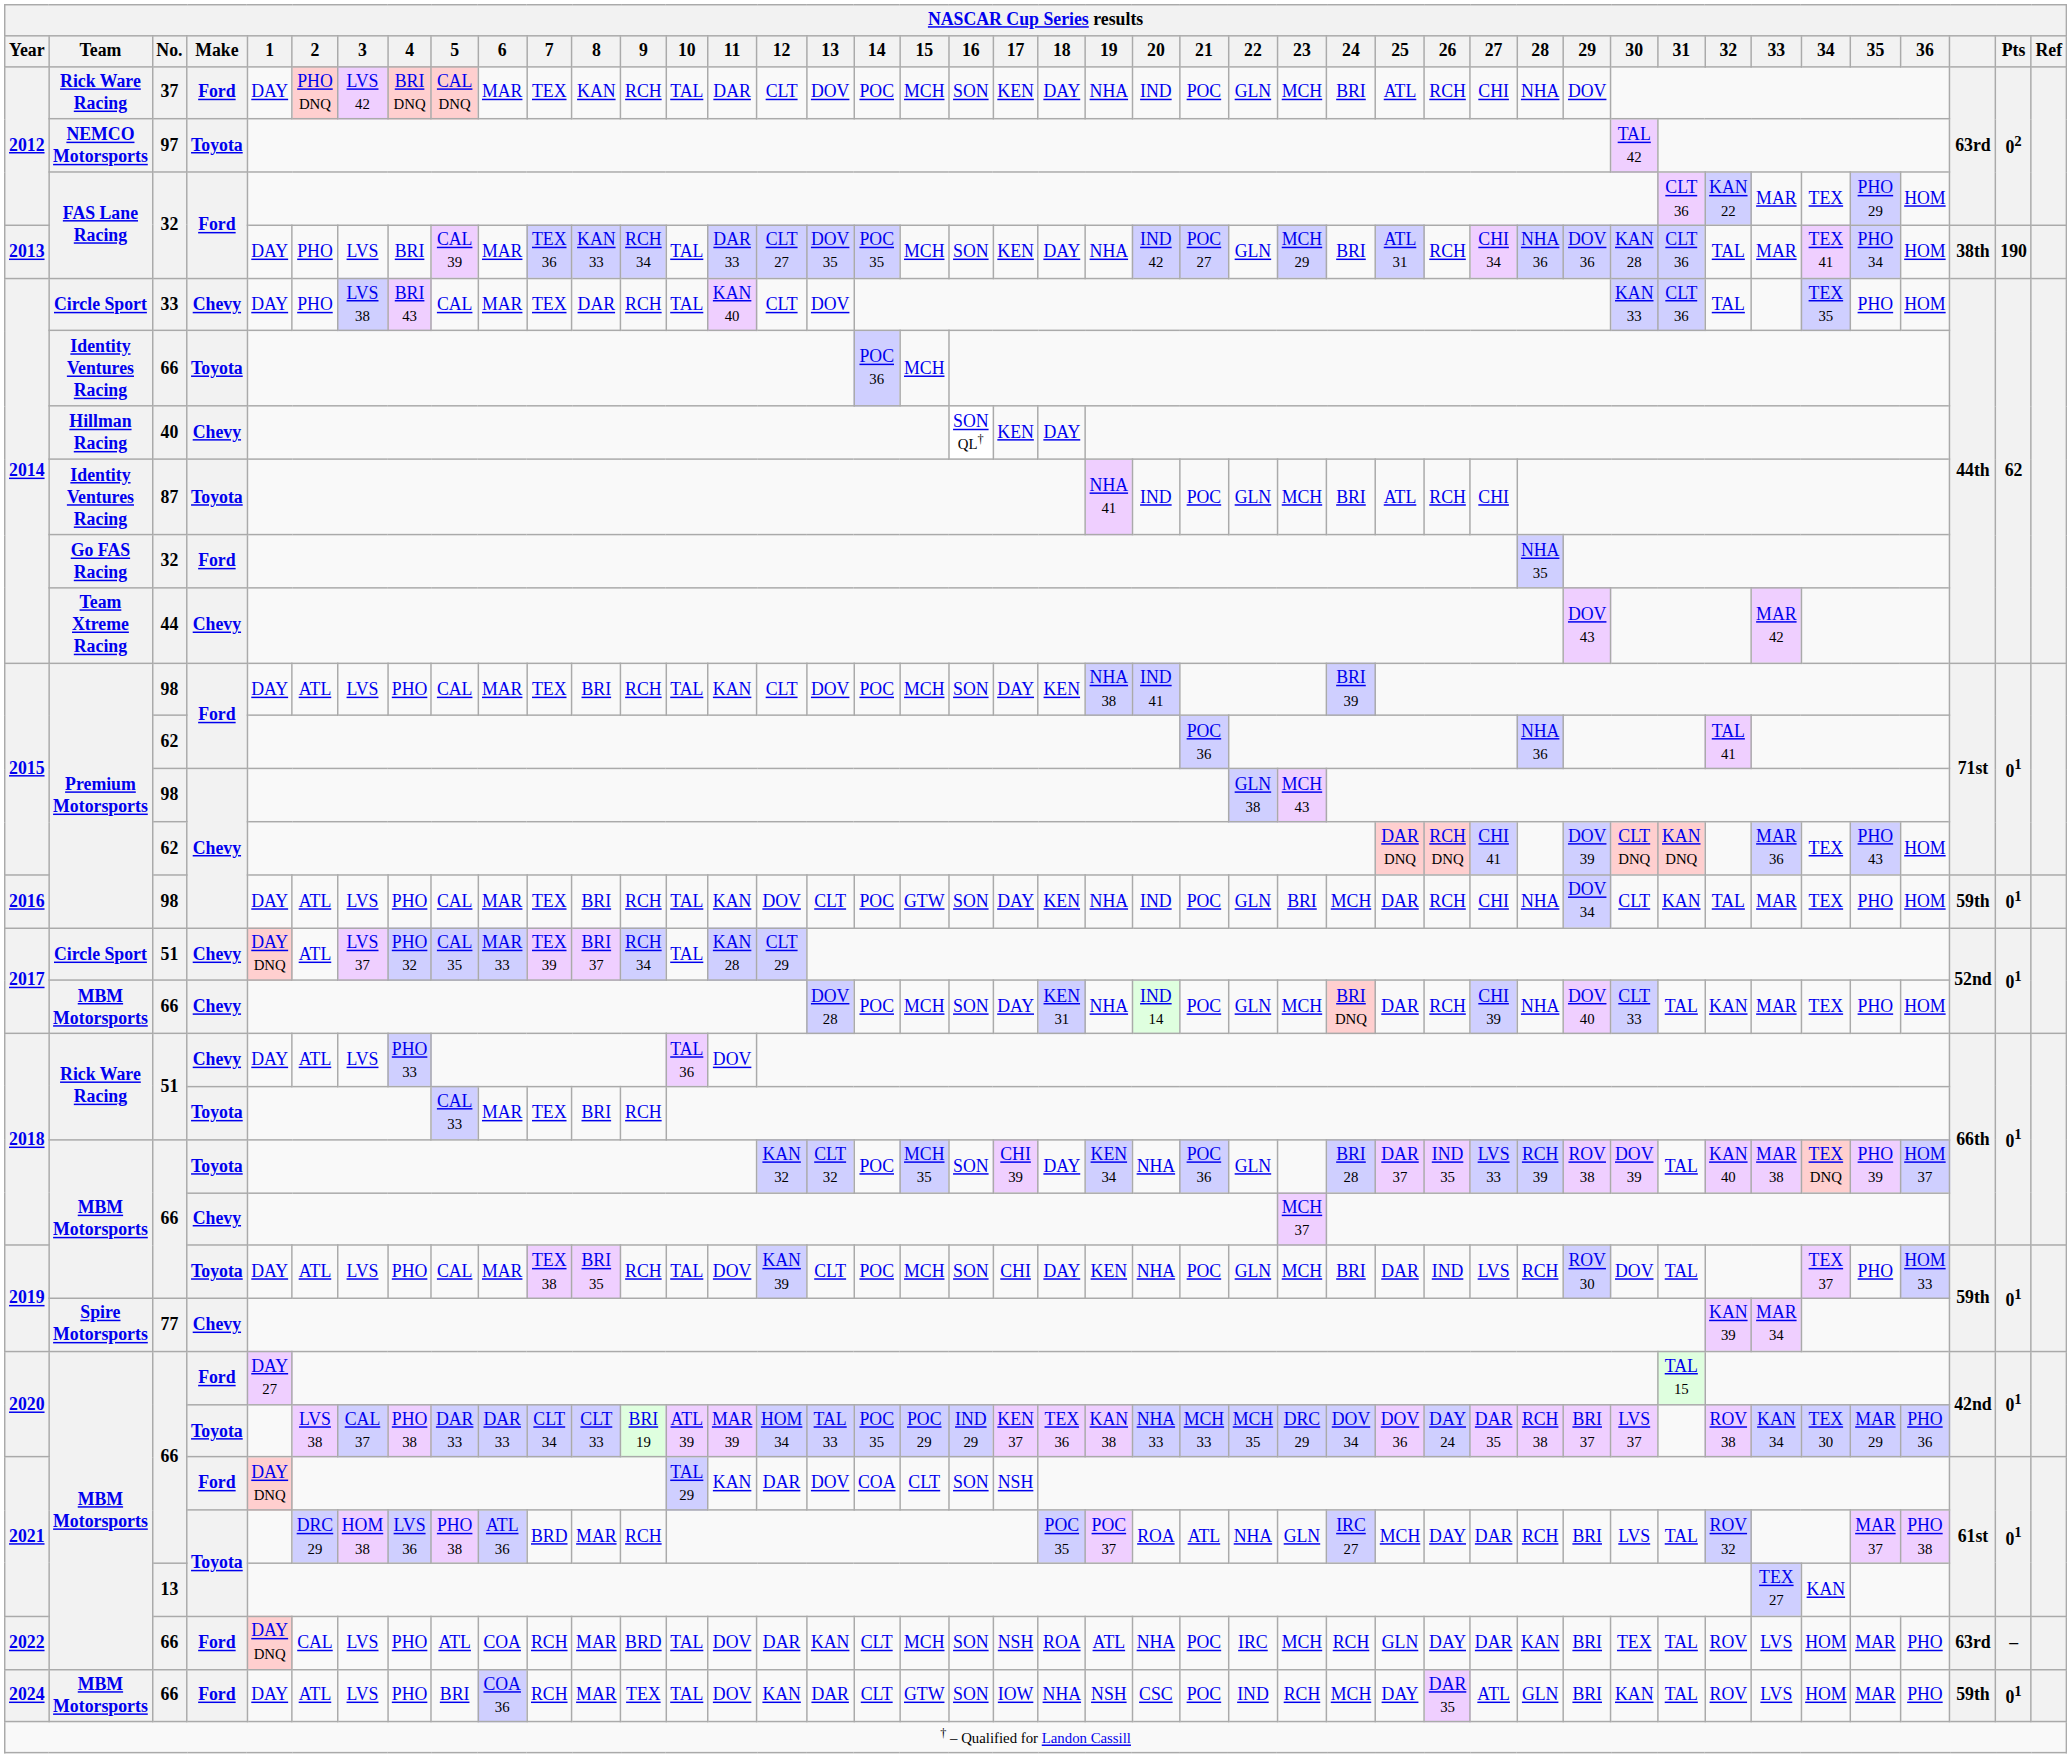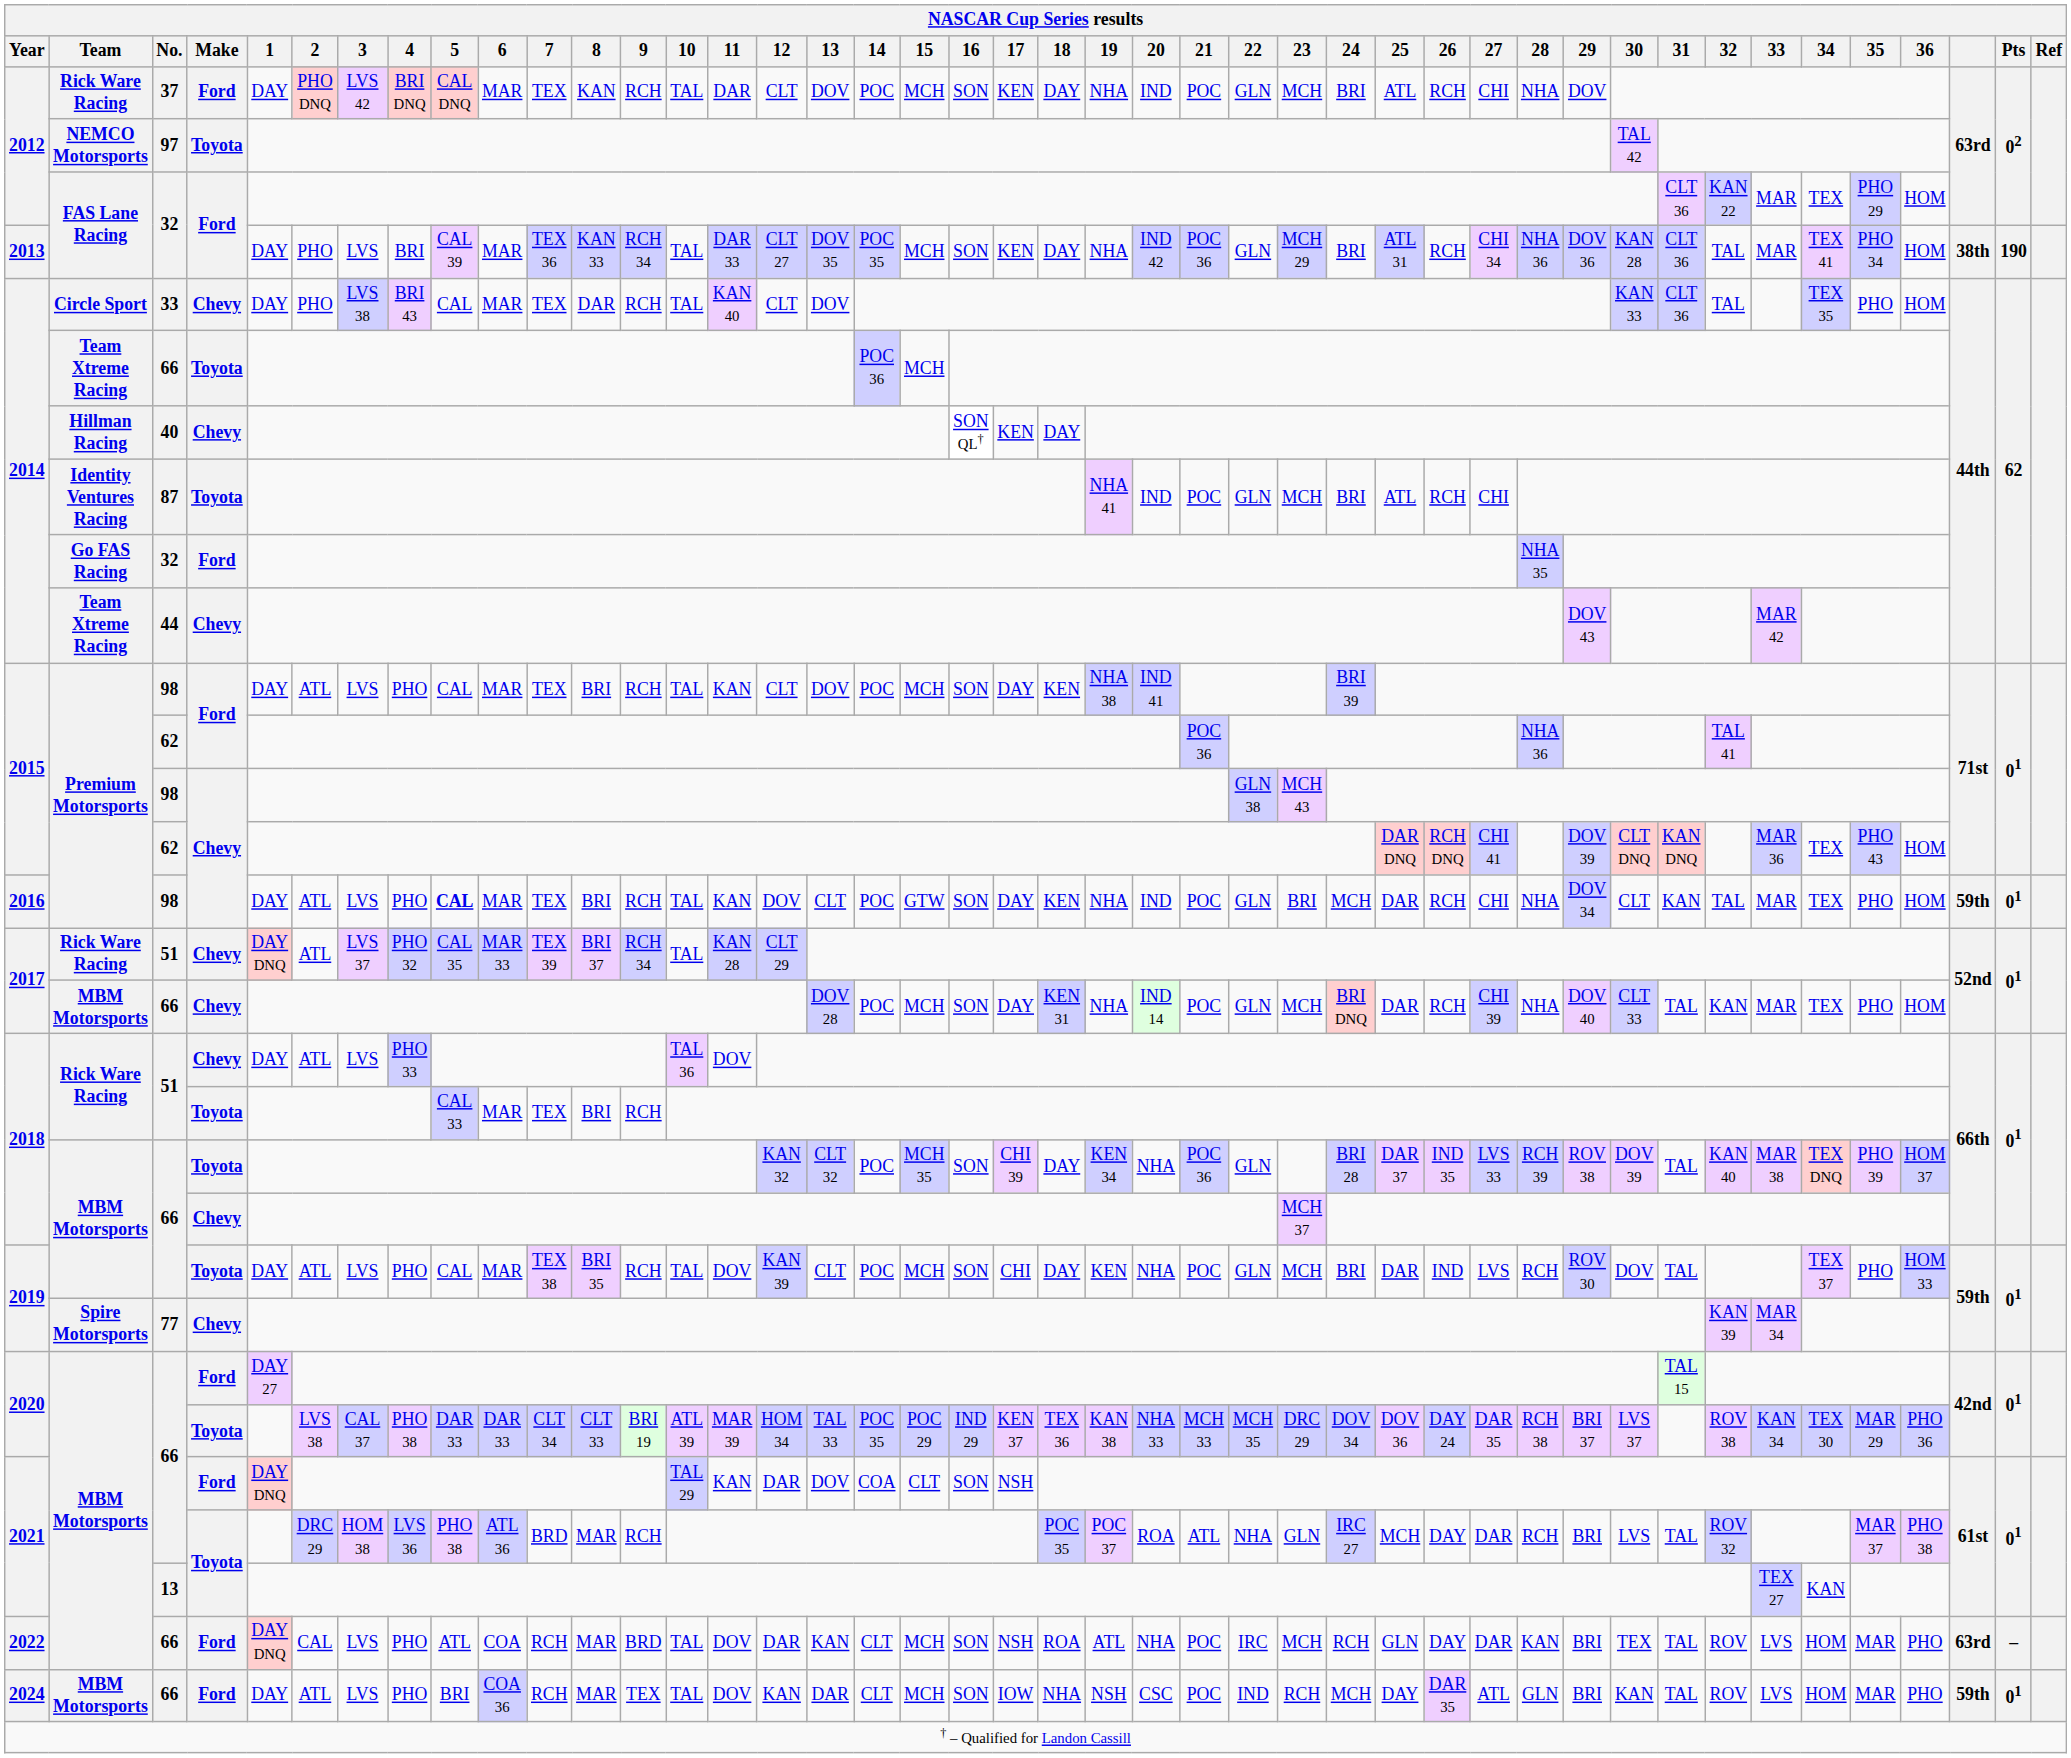(1204, 250) POC 27 -> (1204, 250) POC 36
(100, 368) Identity Ventures Racing -> (100, 368) Team Xtreme Racing
(455, 900) normal -> (455, 900) bold
(100, 953) Circle Sport -> (100, 953) Rick Ware Racing
(924, 1695) GTW -> (924, 1695) MCH
